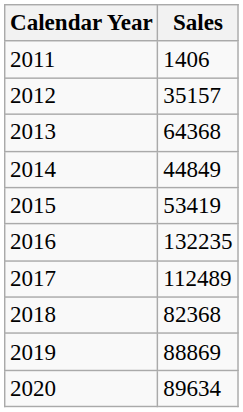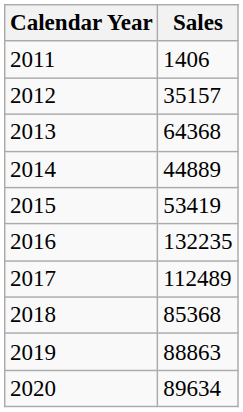(192, 168) 44849 -> (192, 168) 44889
(192, 315) 82368 -> (192, 315) 85368
(192, 351) 88869 -> (192, 351) 88863
